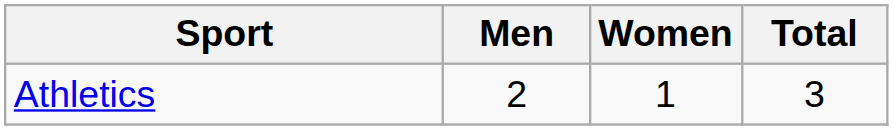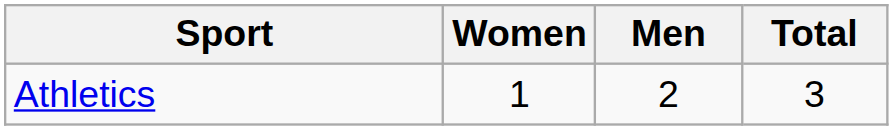columns swapped: (517, 34) <-> (665, 34)
